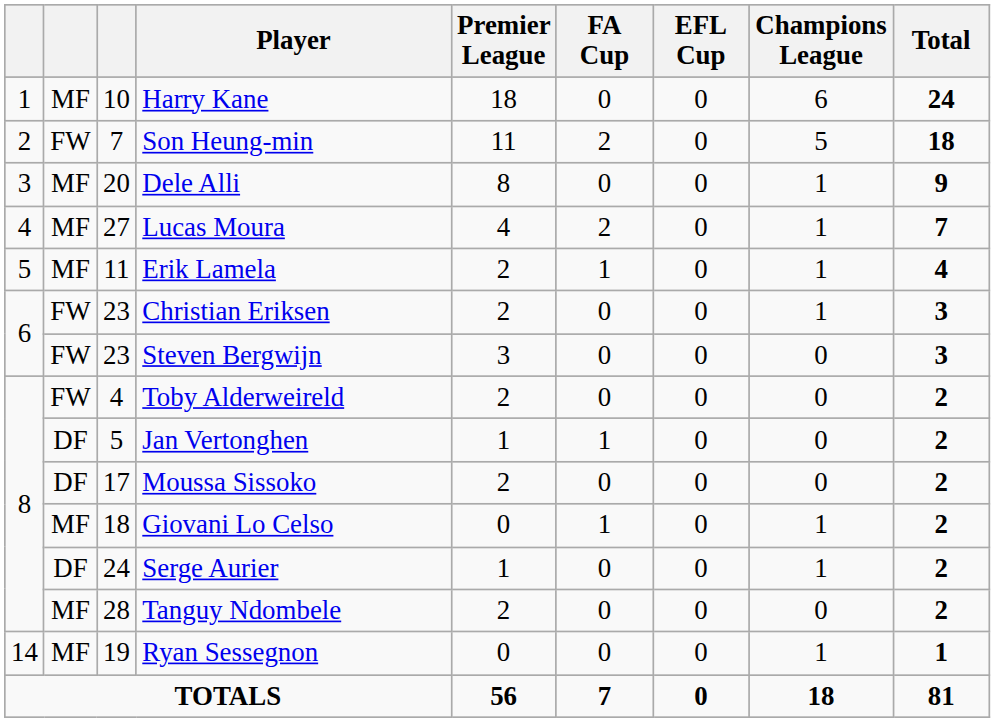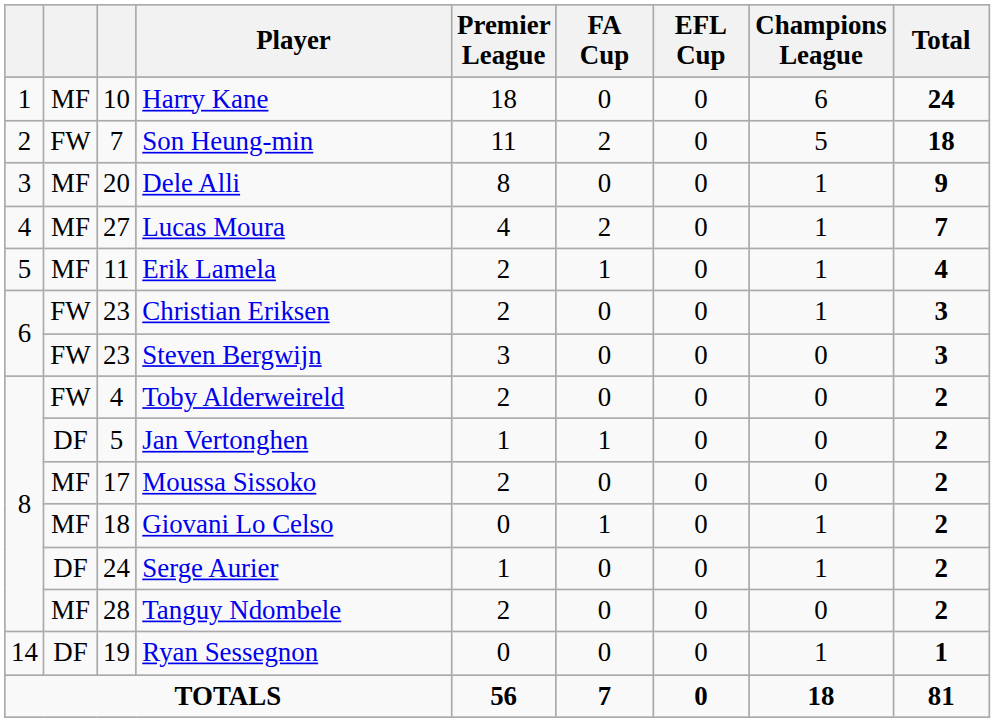(70, 482) DF -> (70, 482) MF
(70, 652) MF -> (70, 652) DF
